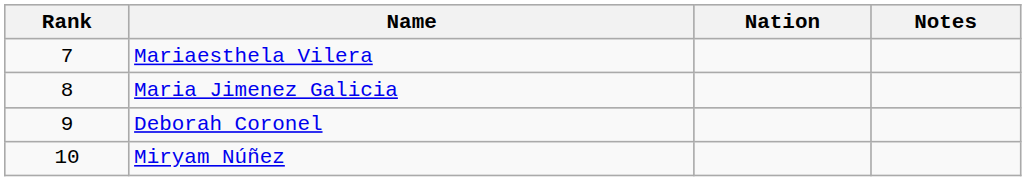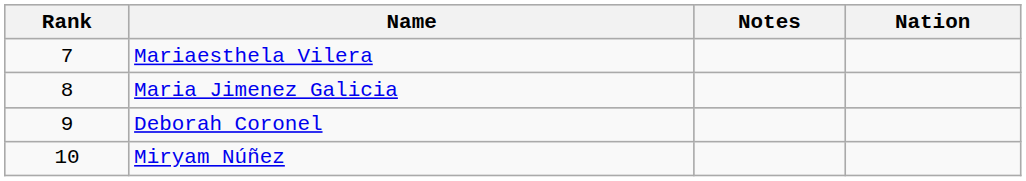columns swapped: (782, 22) <-> (946, 22)
